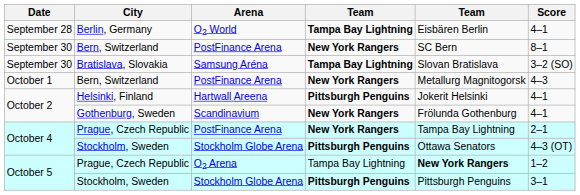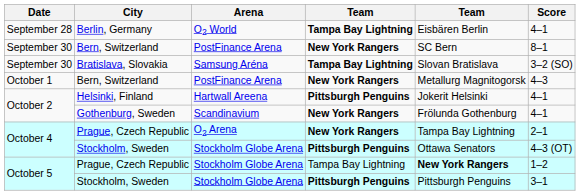(238, 130) PostFinance Arena -> (215, 131) O2 Arena
(215, 164) O2 Arena -> (248, 165) Stockholm Globe Arena
